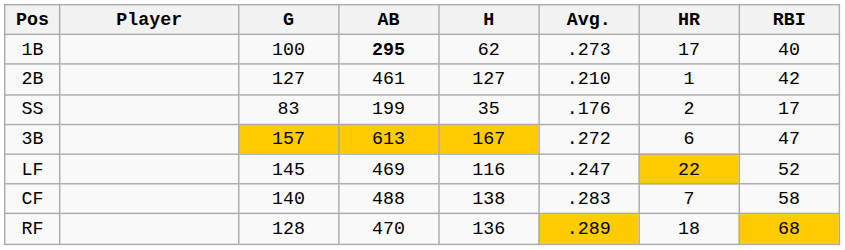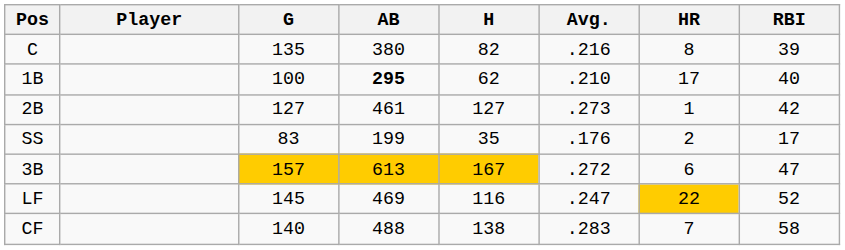+ row: (33, 50)
(589, 50) .273 -> (589, 79) .210
(589, 79) .210 -> (589, 109) .273
- row: (33, 229)
